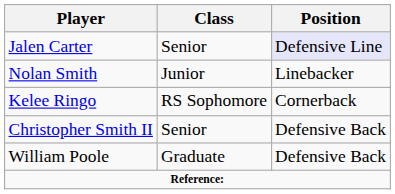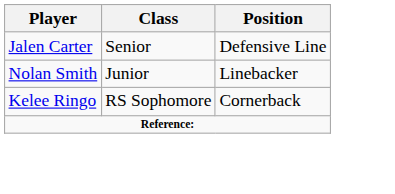(329, 45) lavender background -> (273, 45) no background
- row: (81, 128)
- row: (59, 156)
